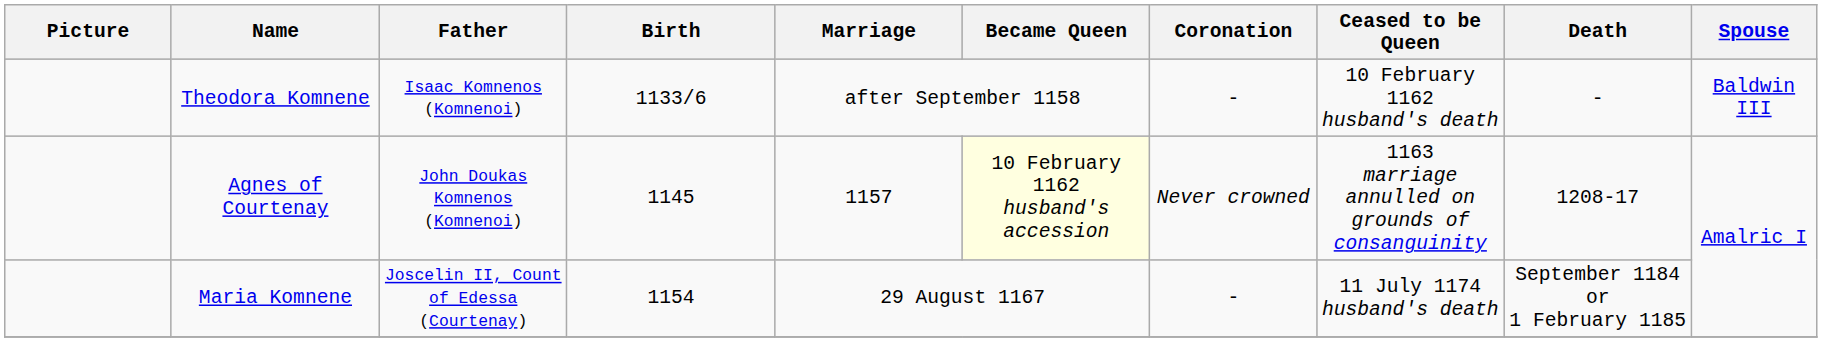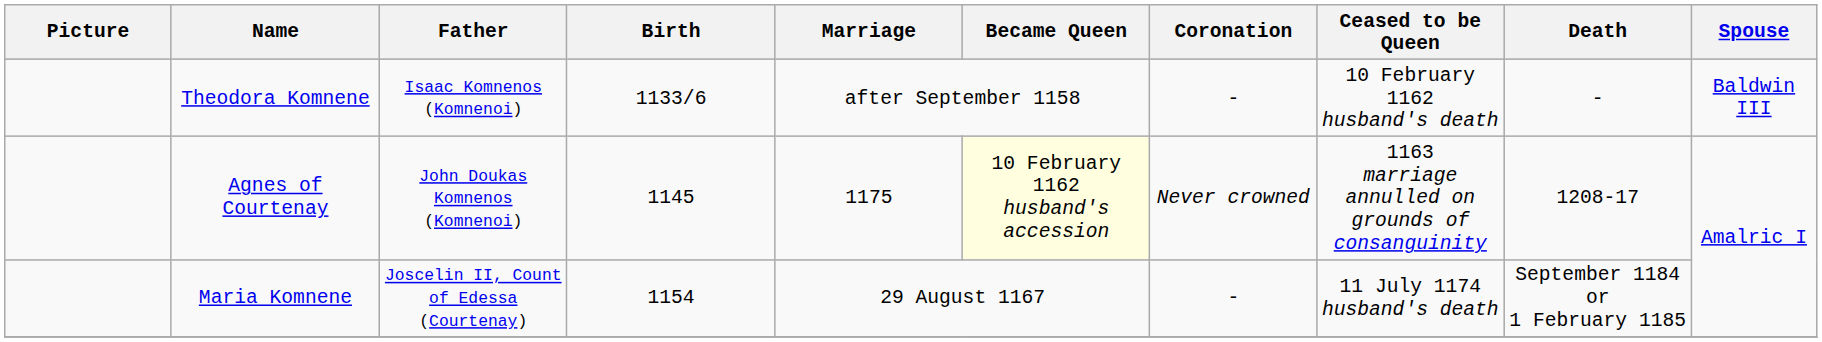(869, 198) 1157 -> (869, 198) 1175
